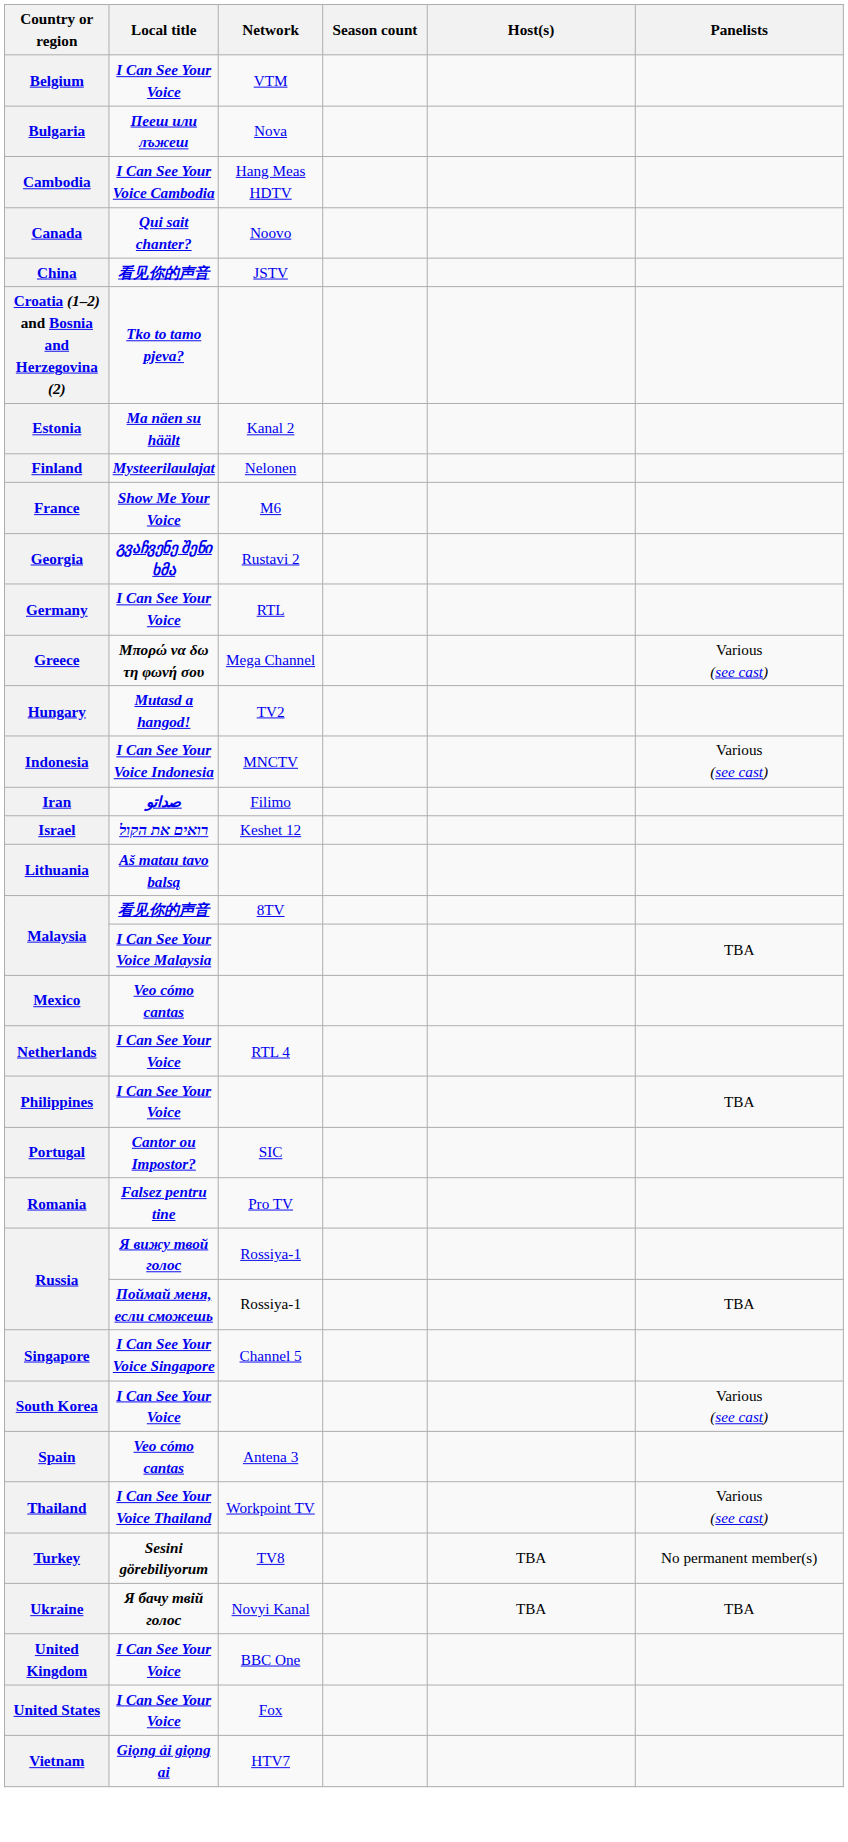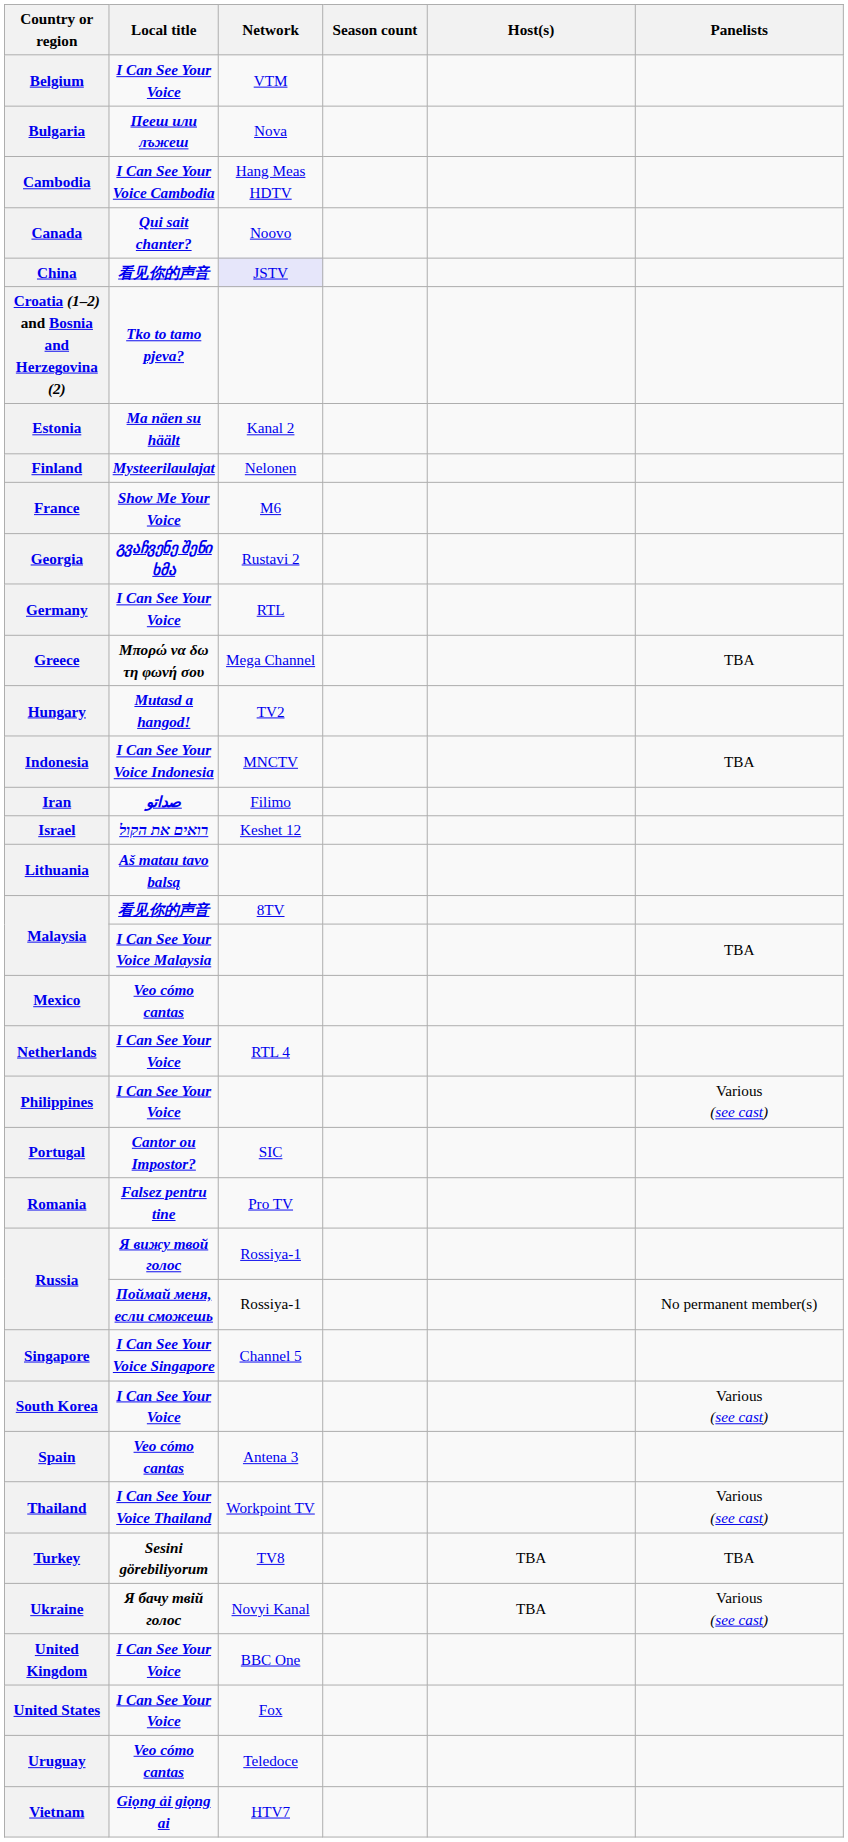(271, 272) no background -> (271, 272) lavender background
(739, 660) Various (see cast) -> (739, 660) TBA
(739, 762) Various (see cast) -> (739, 762) TBA
(739, 1102) TBA -> (739, 1102) Various (see cast)
(739, 1304) TBA -> (739, 1304) No permanent member(s)
(739, 1558) No permanent member(s) -> (739, 1558) TBA
(739, 1609) TBA -> (739, 1609) Various (see cast)
+ row: (57, 1761)
